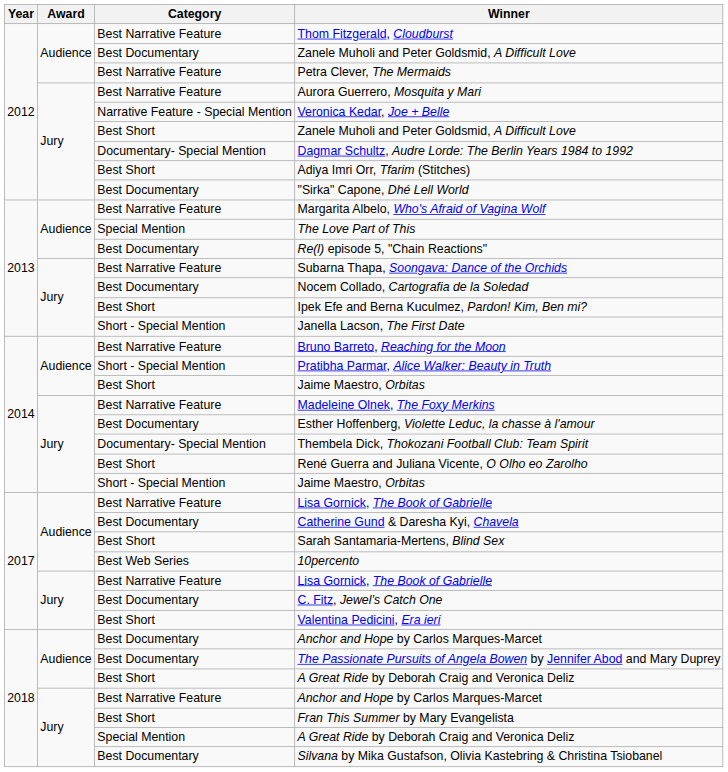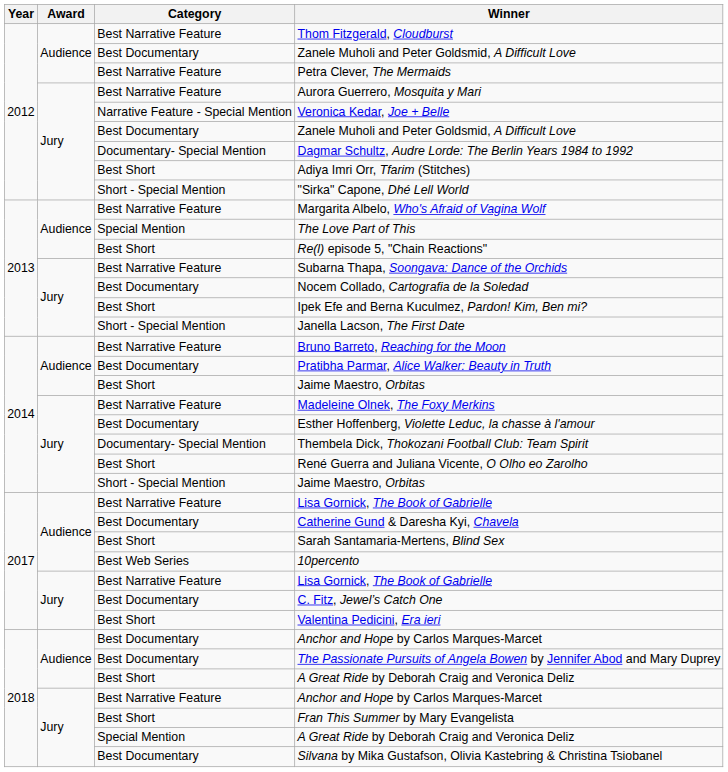(126, 131) Best Short -> (148, 131) Best Documentary
(148, 190) Best Documentary -> (161, 190) Short - Special Mention
(148, 248) Best Documentary -> (126, 248) Best Short
(161, 365) Short - Special Mention -> (148, 365) Best Documentary
